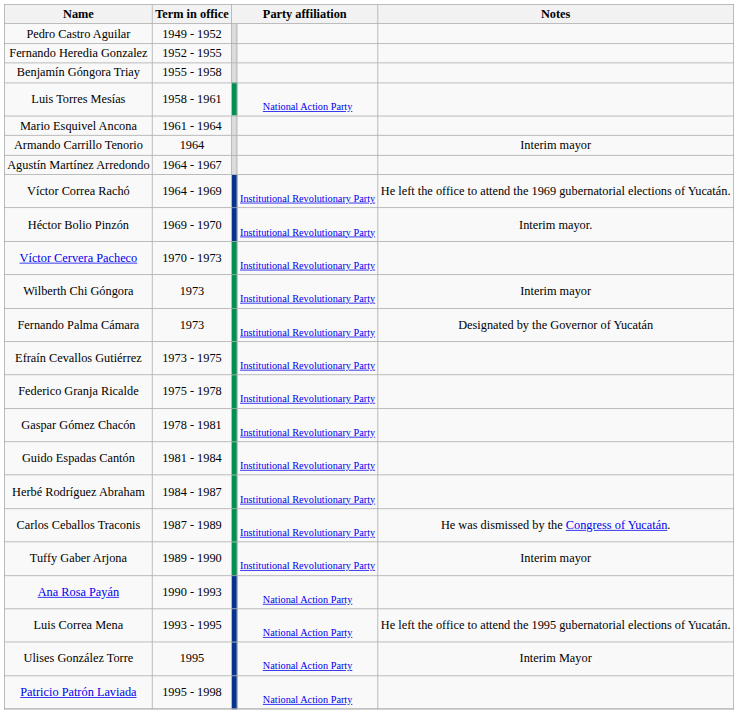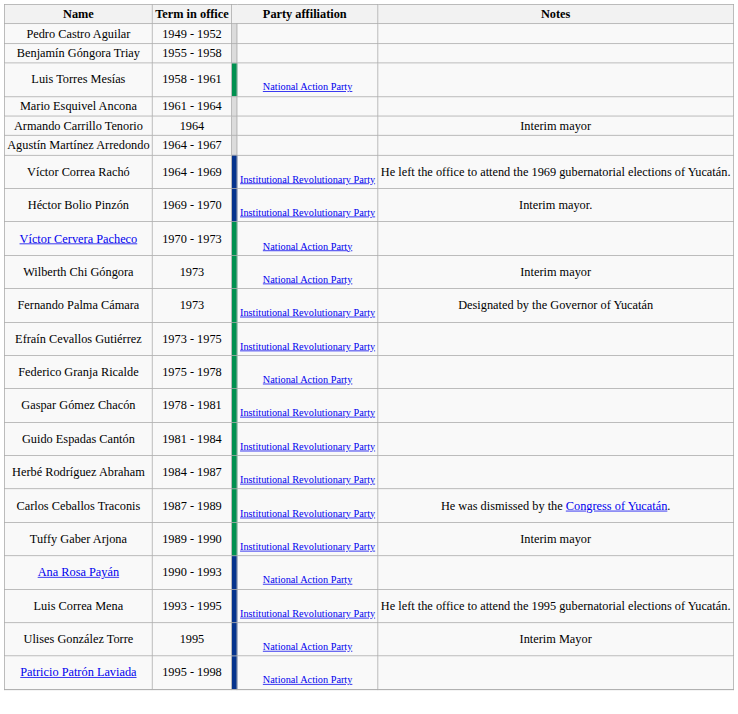- row: (78, 53)
(308, 265) Institutional Revolutionary Party -> (308, 246) National Action Party
(308, 299) Institutional Revolutionary Party -> (308, 279) National Action Party
(308, 399) Institutional Revolutionary Party -> (308, 379) National Action Party
(308, 633) National Action Party -> (308, 613) Institutional Revolutionary Party
